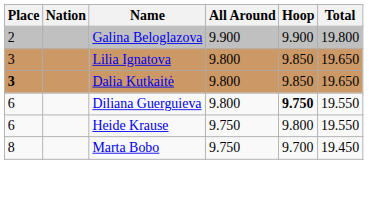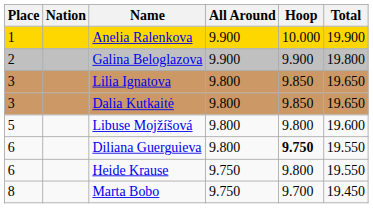+ row: (142, 37)
(11, 81) bold -> (11, 103) normal
+ row: (142, 125)
